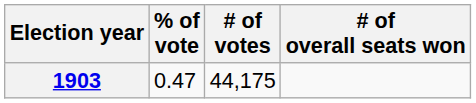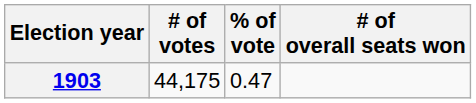columns swapped: (243, 33) <-> (177, 33)
